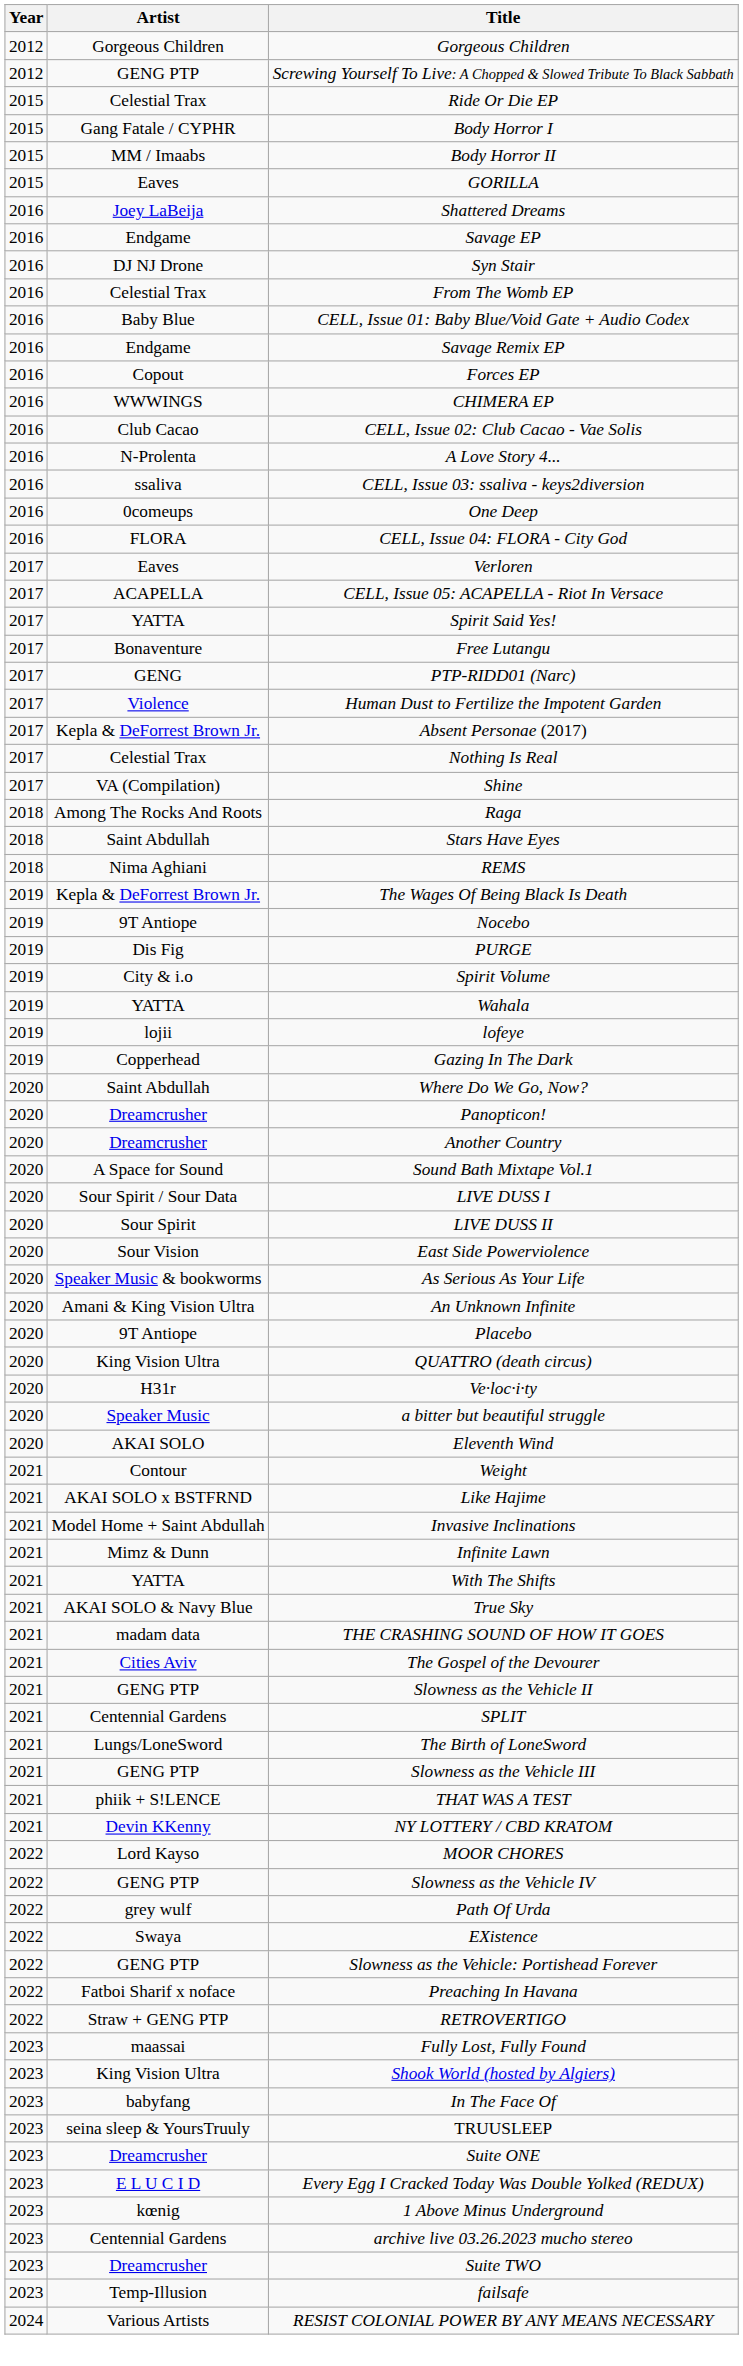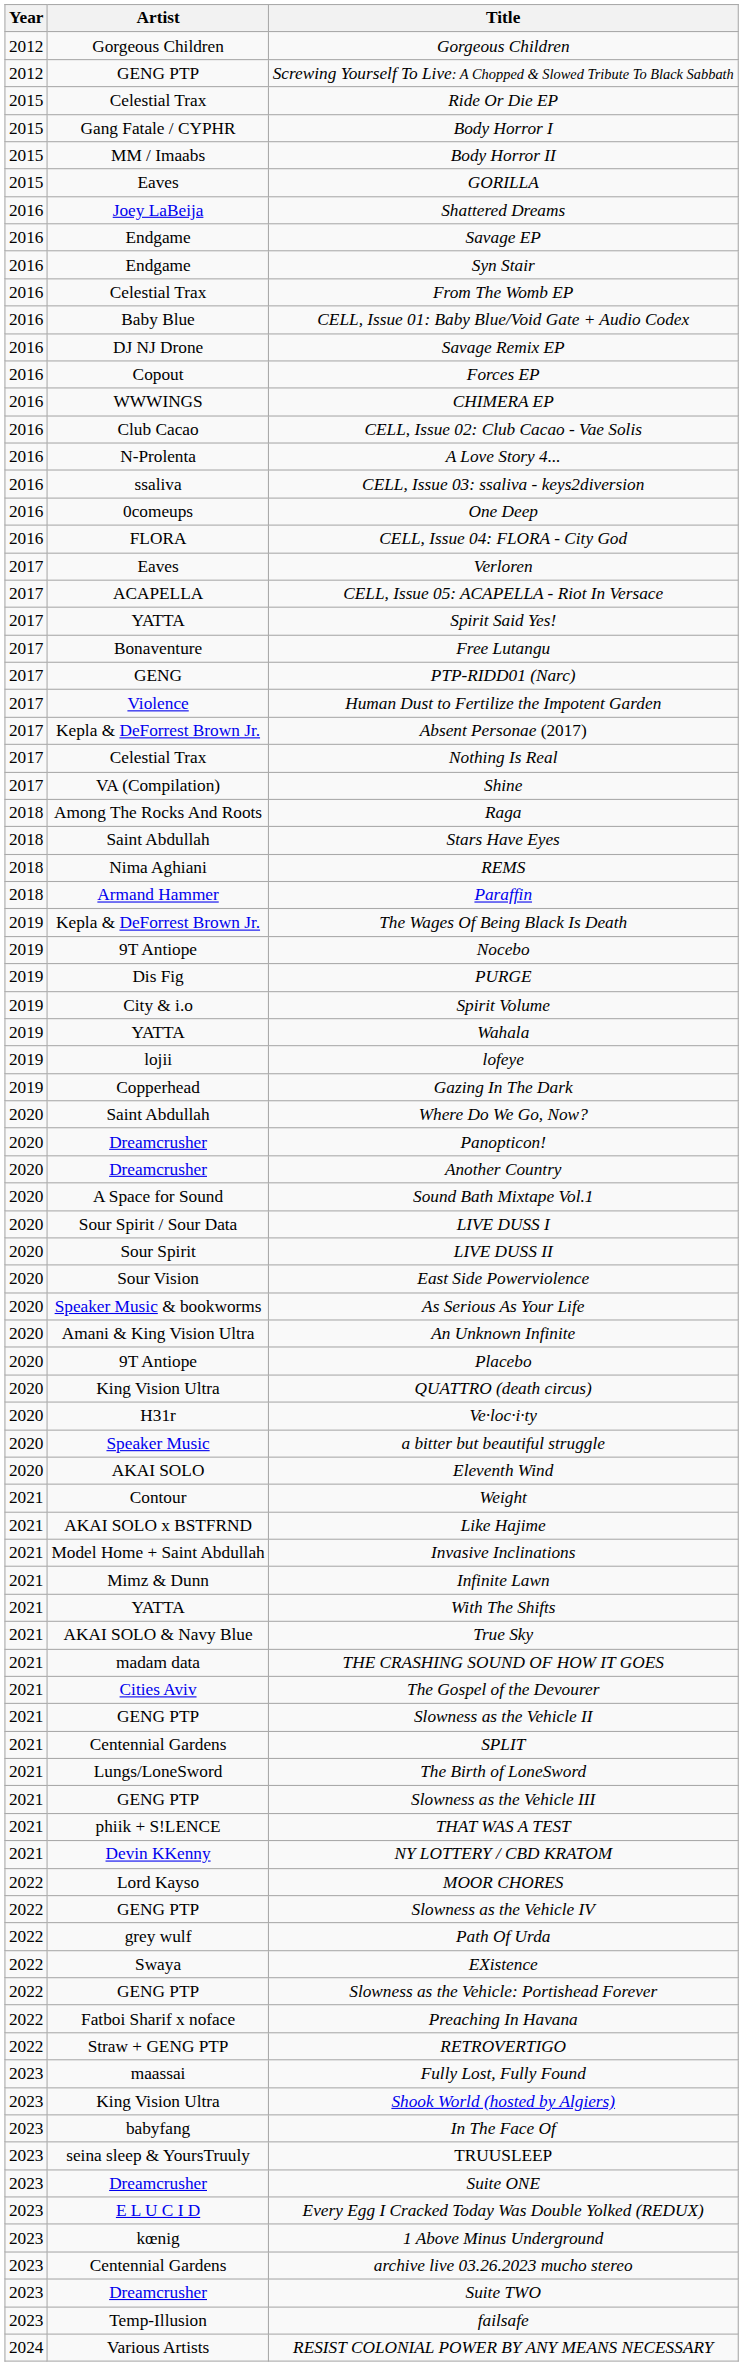(158, 264) DJ NJ Drone -> (158, 264) Endgame
(158, 347) Endgame -> (158, 347) DJ NJ Drone
+ row: (503, 895)
